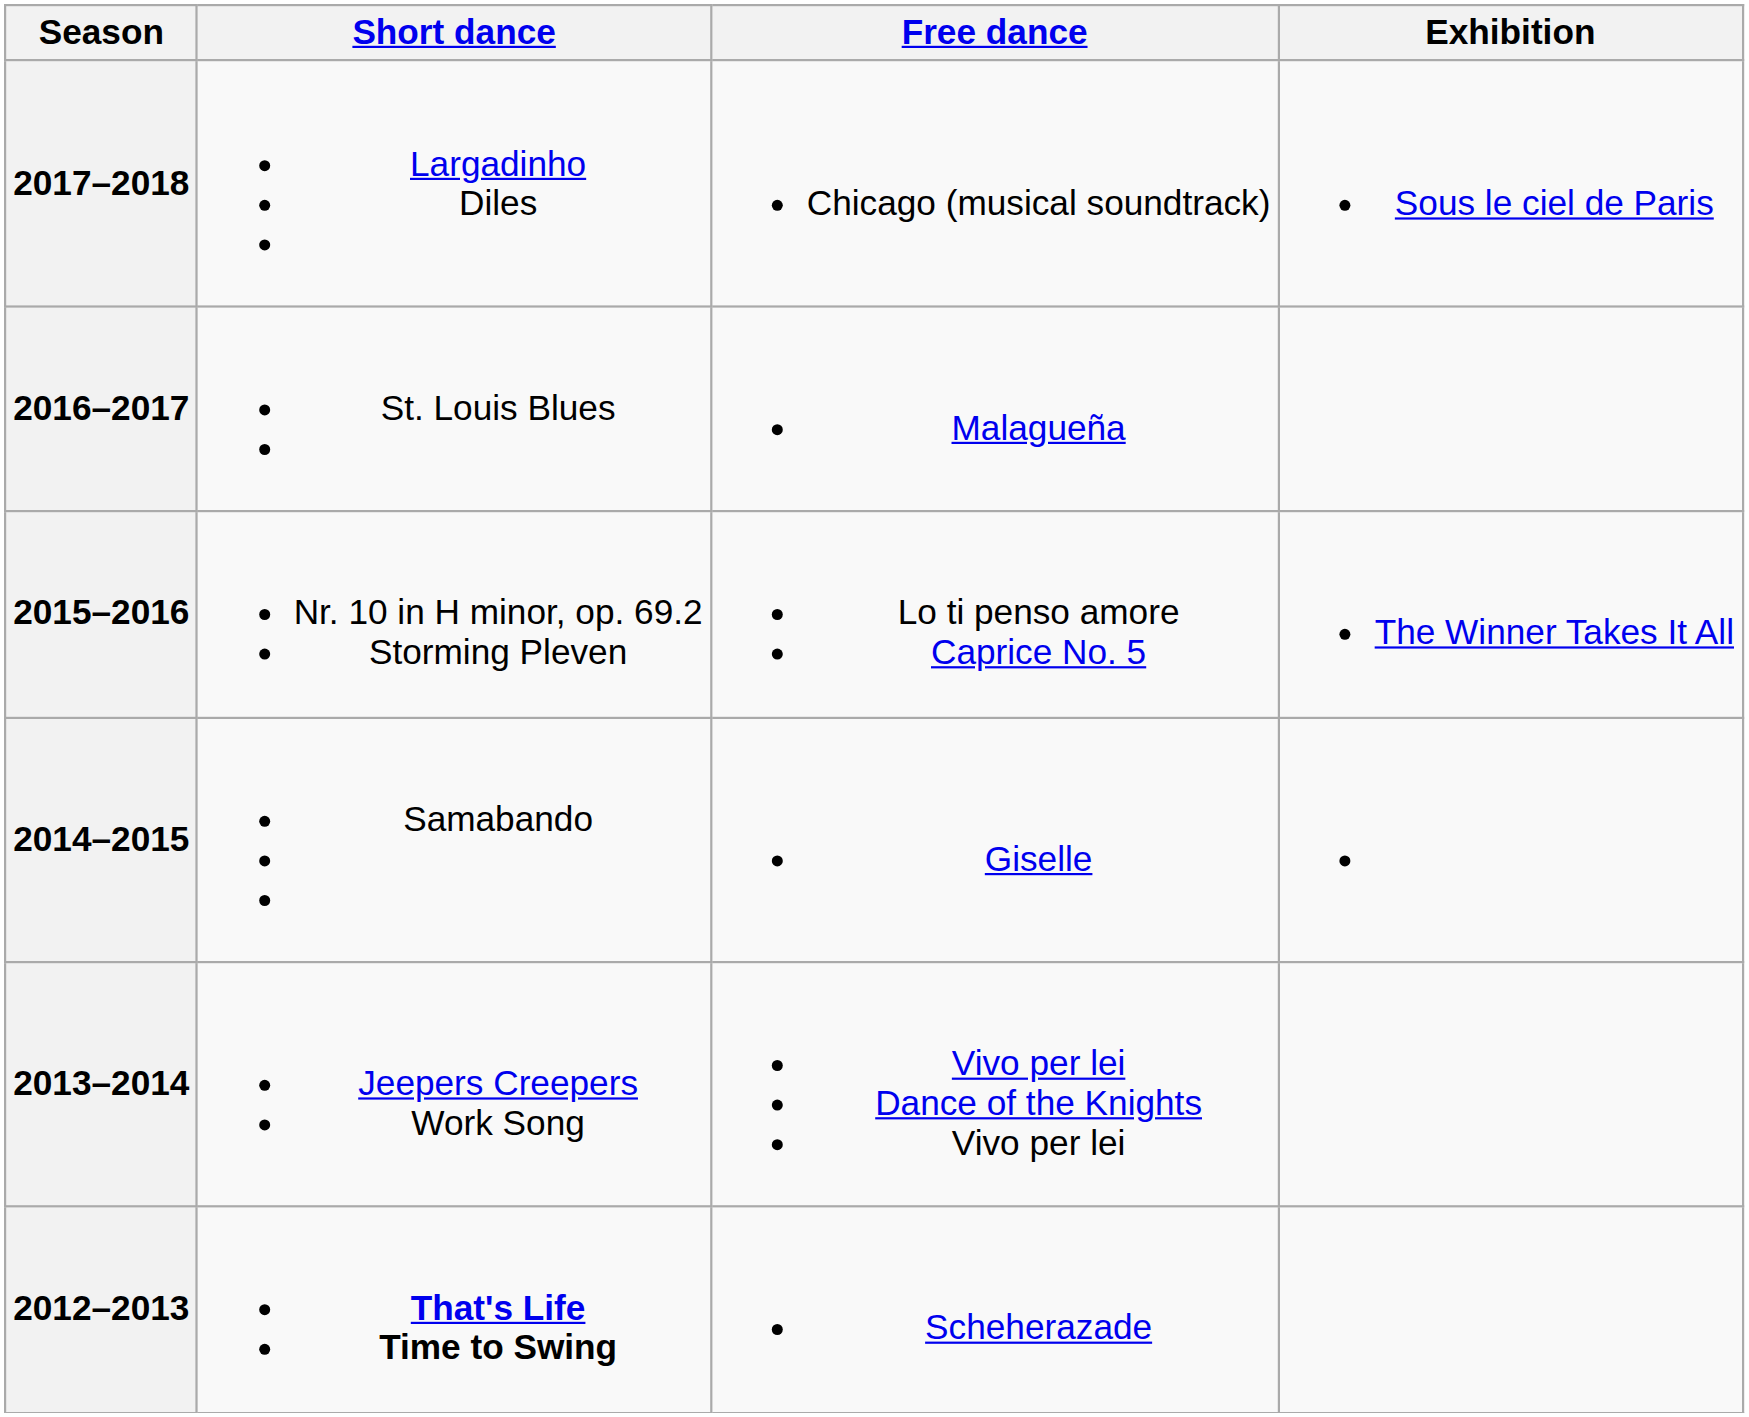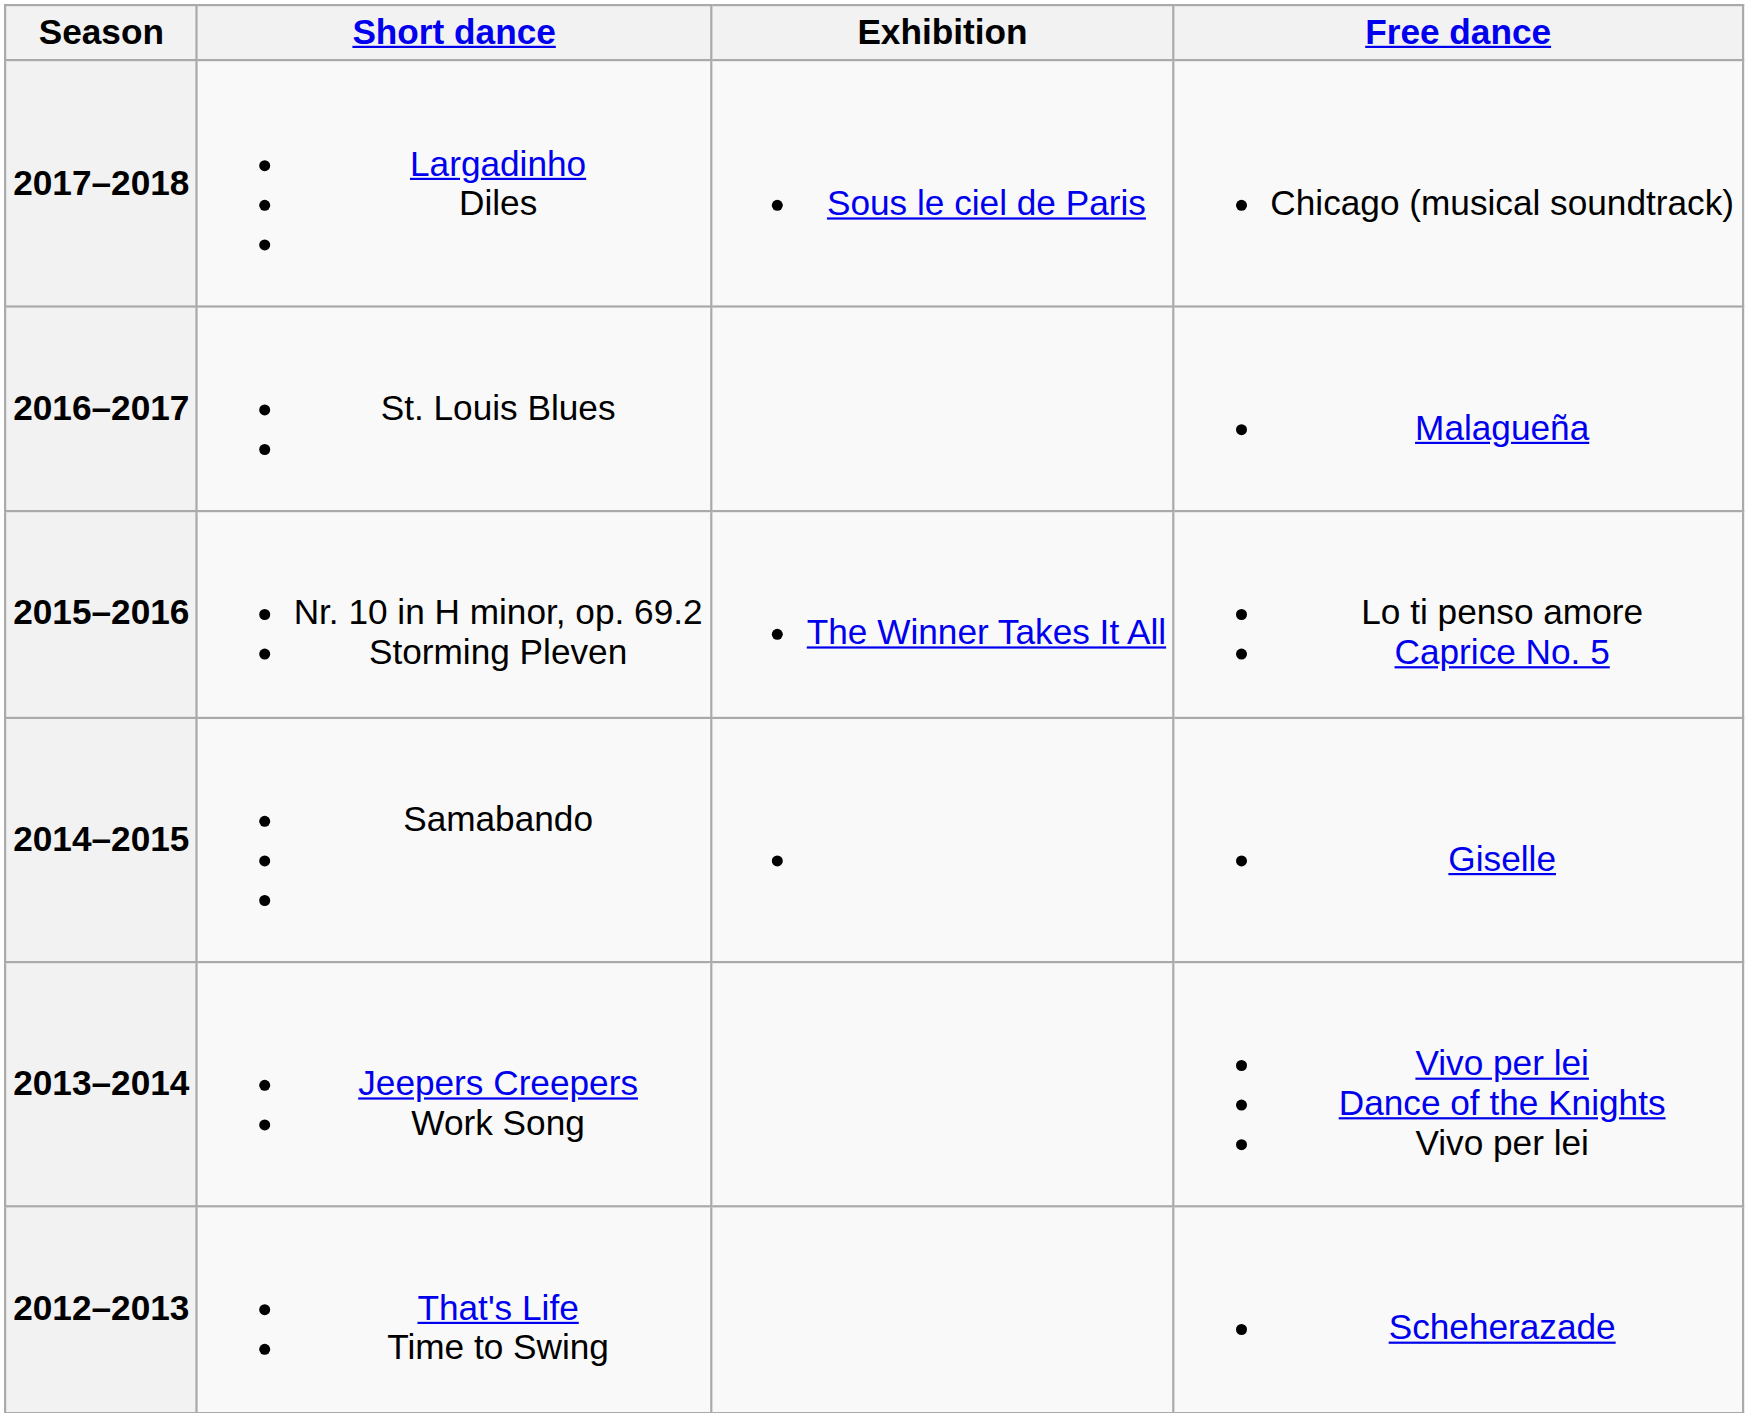columns swapped: (995, 32) <-> (1510, 32)
(454, 1329) bold -> (454, 1329) normal
